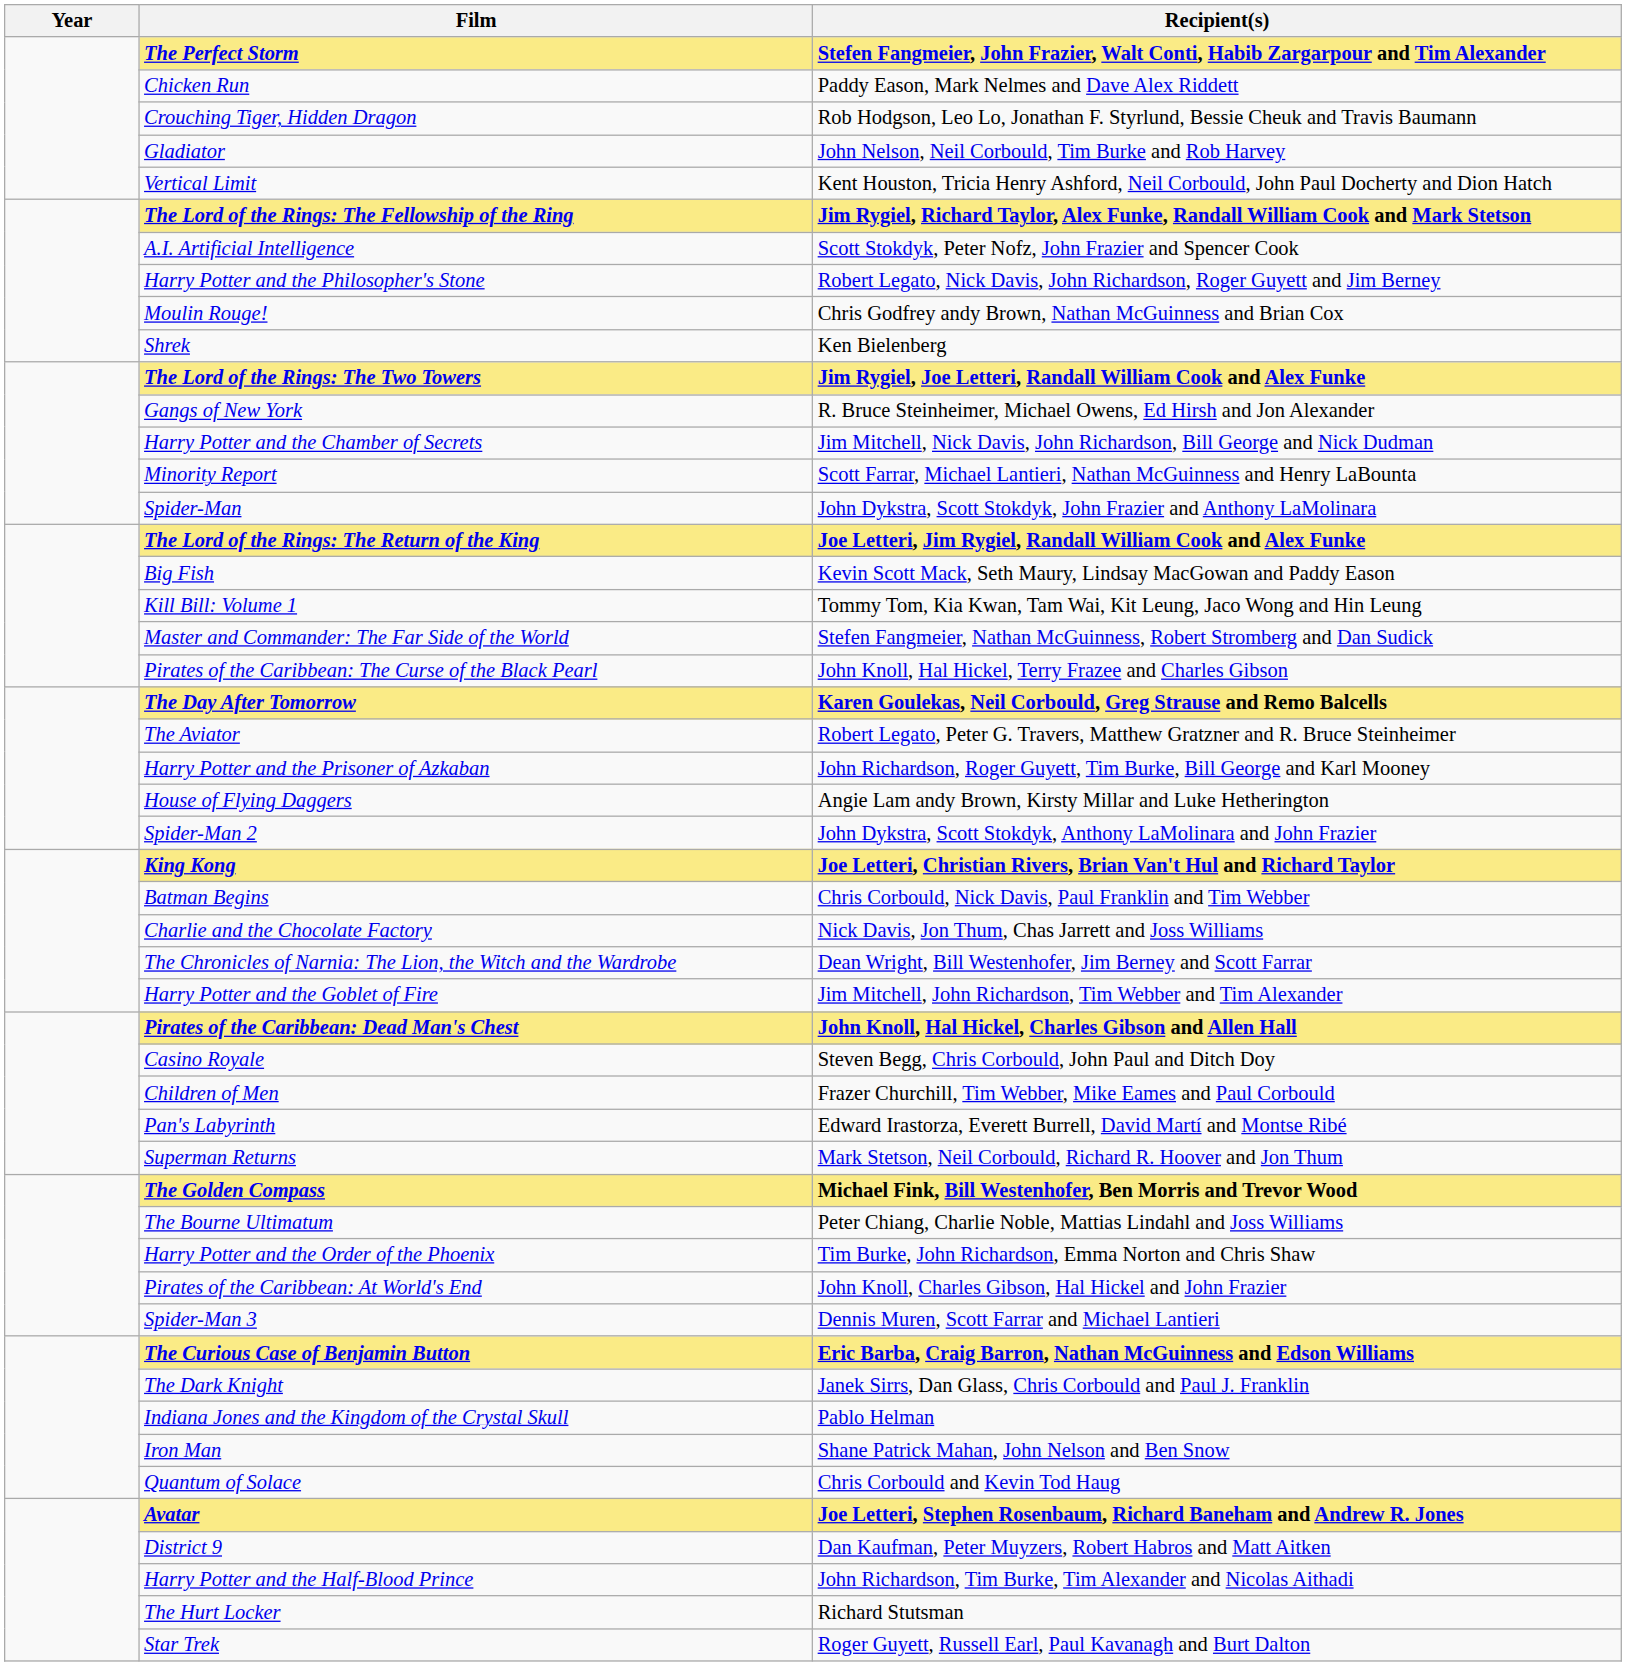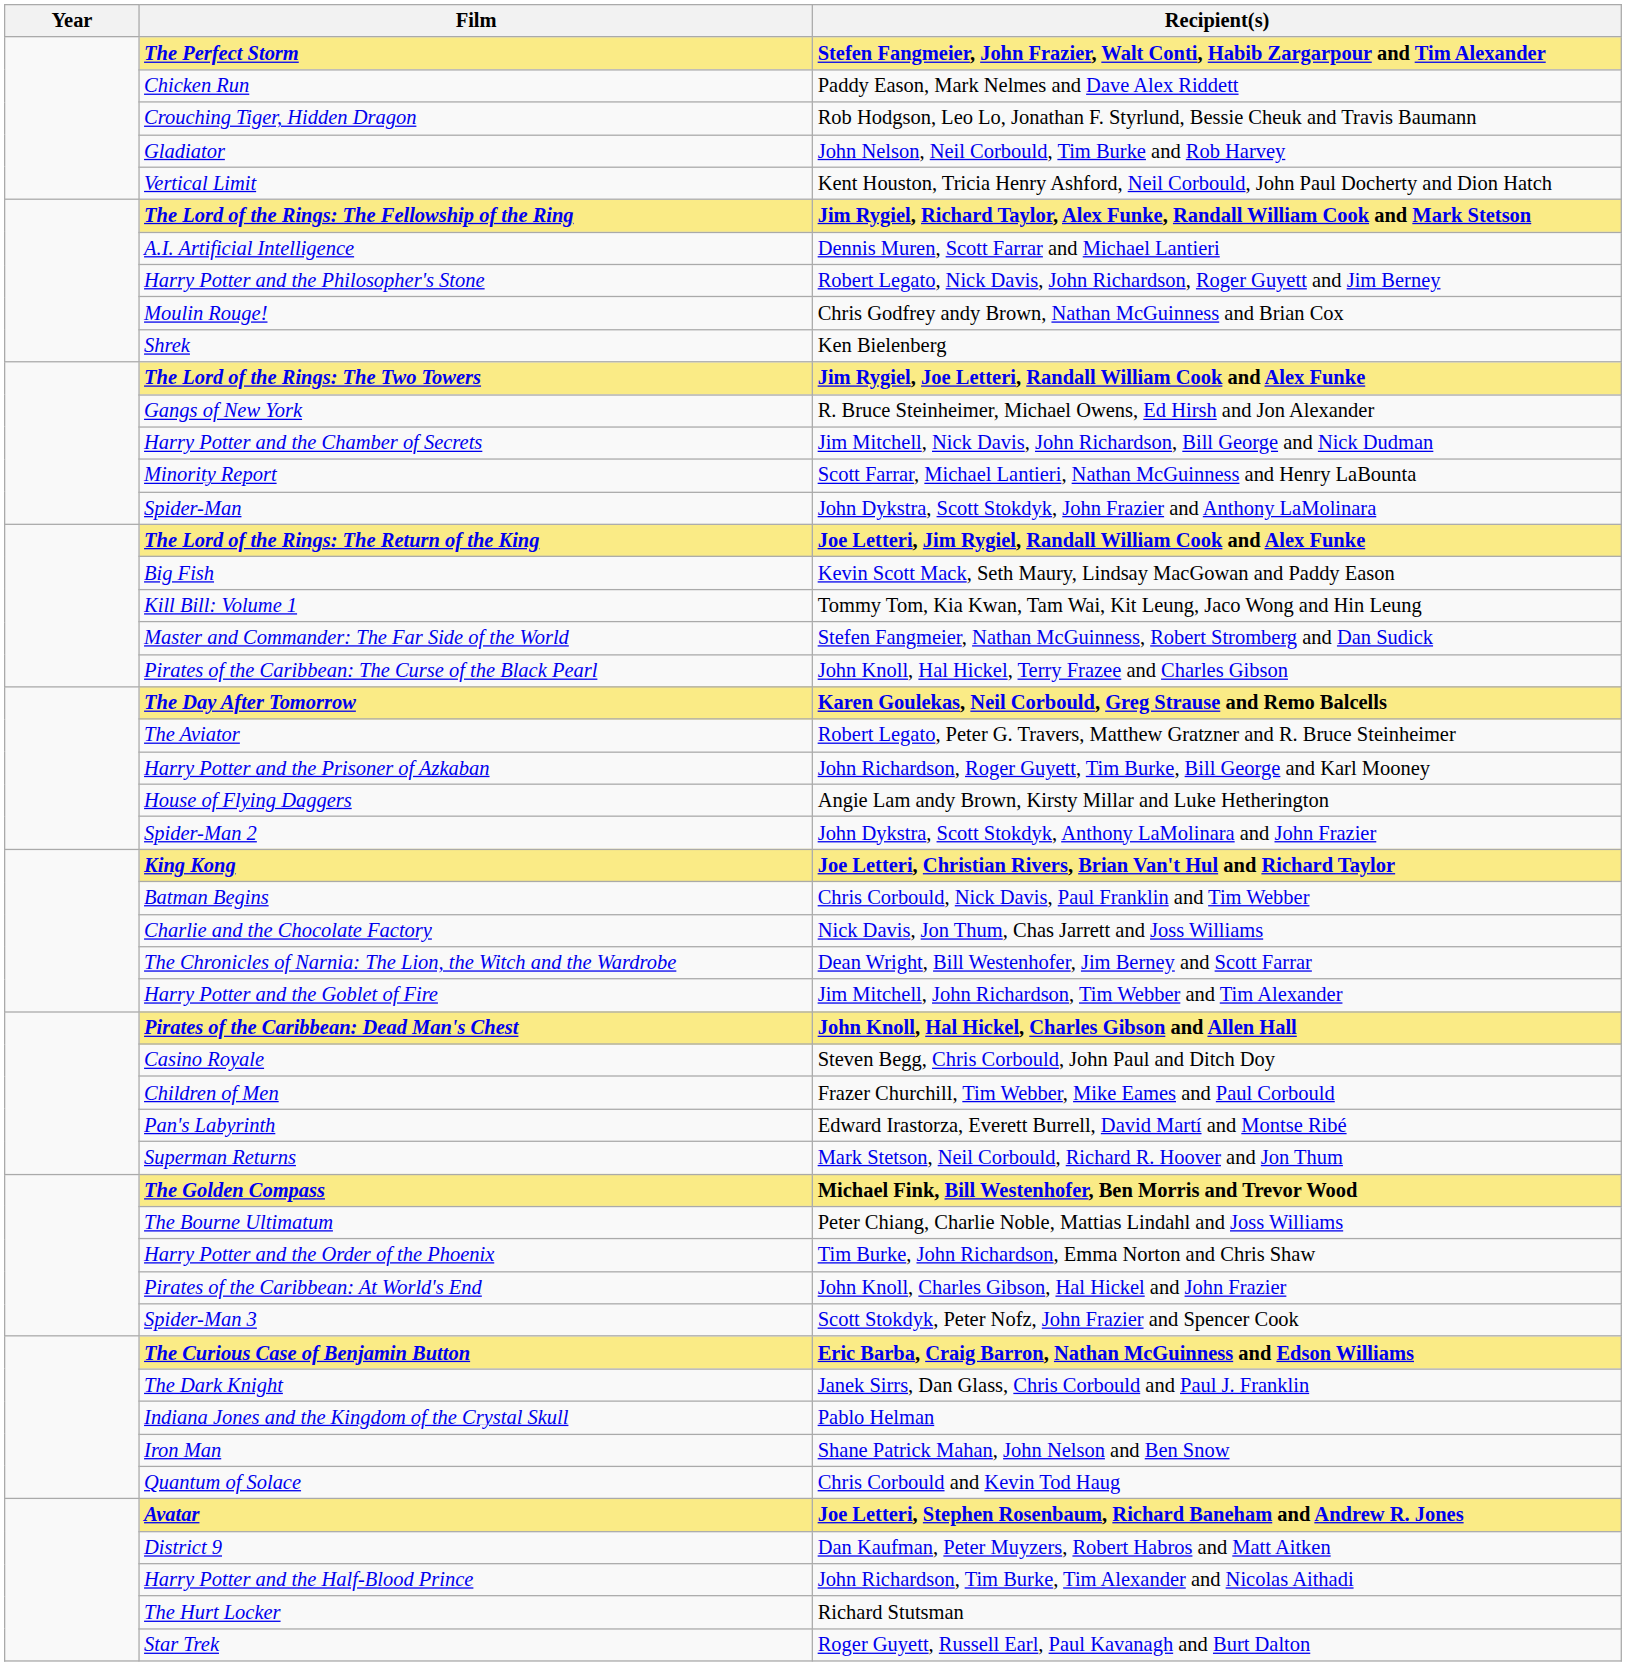(1058, 248) Scott Stokdyk, Peter Nofz, John Frazier and Spencer Cook -> (1019, 248) Dennis Muren, Scott Farrar and Michael Lantieri
(1019, 1319) Dennis Muren, Scott Farrar and Michael Lantieri -> (1058, 1319) Scott Stokdyk, Peter Nofz, John Frazier and Spencer Cook
